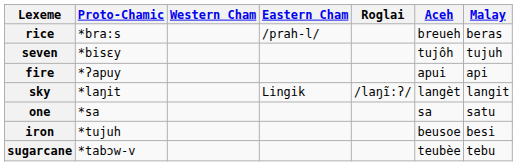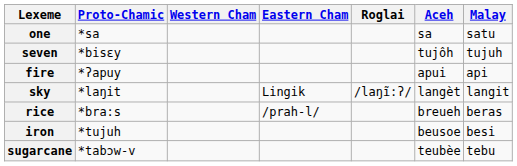rows swapped: (40, 112) <-> (40, 34)
